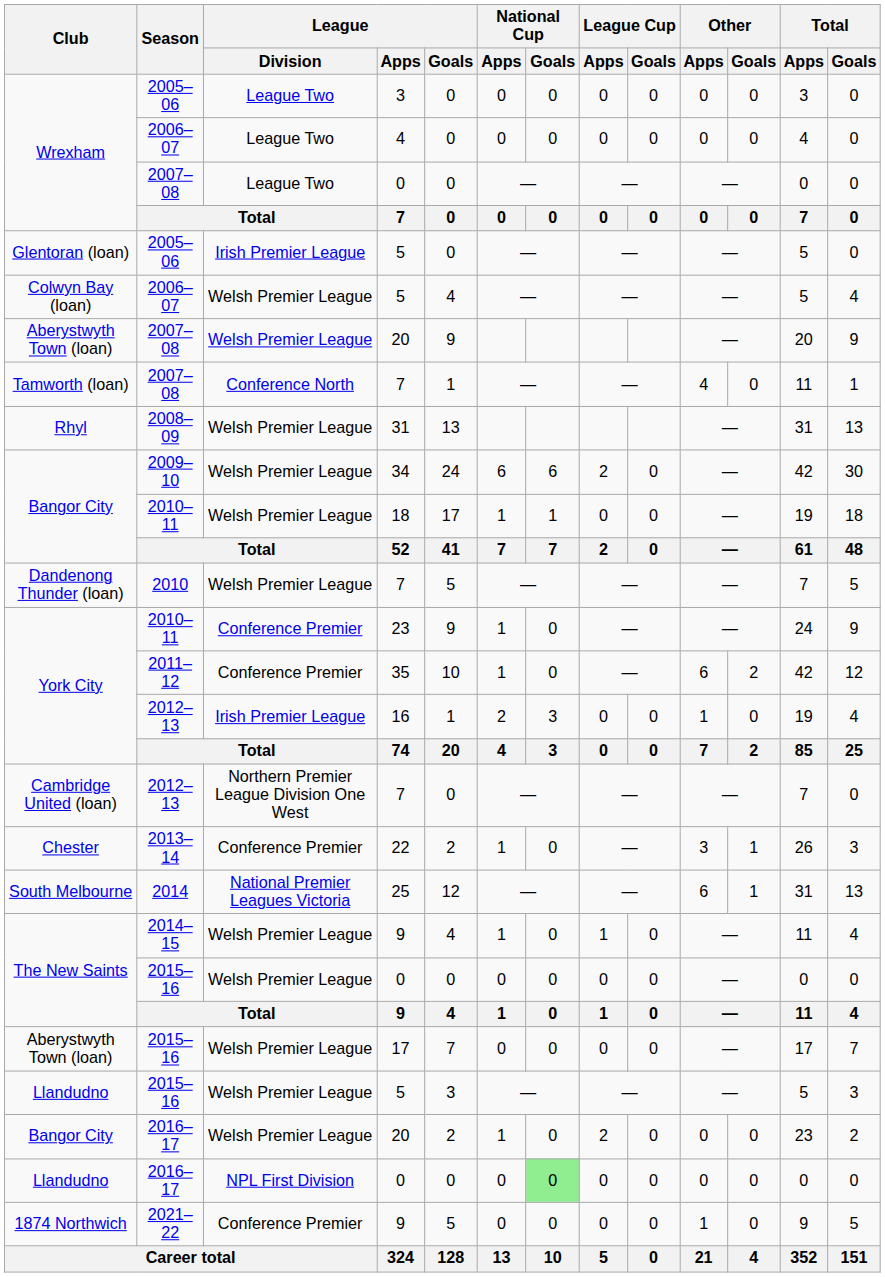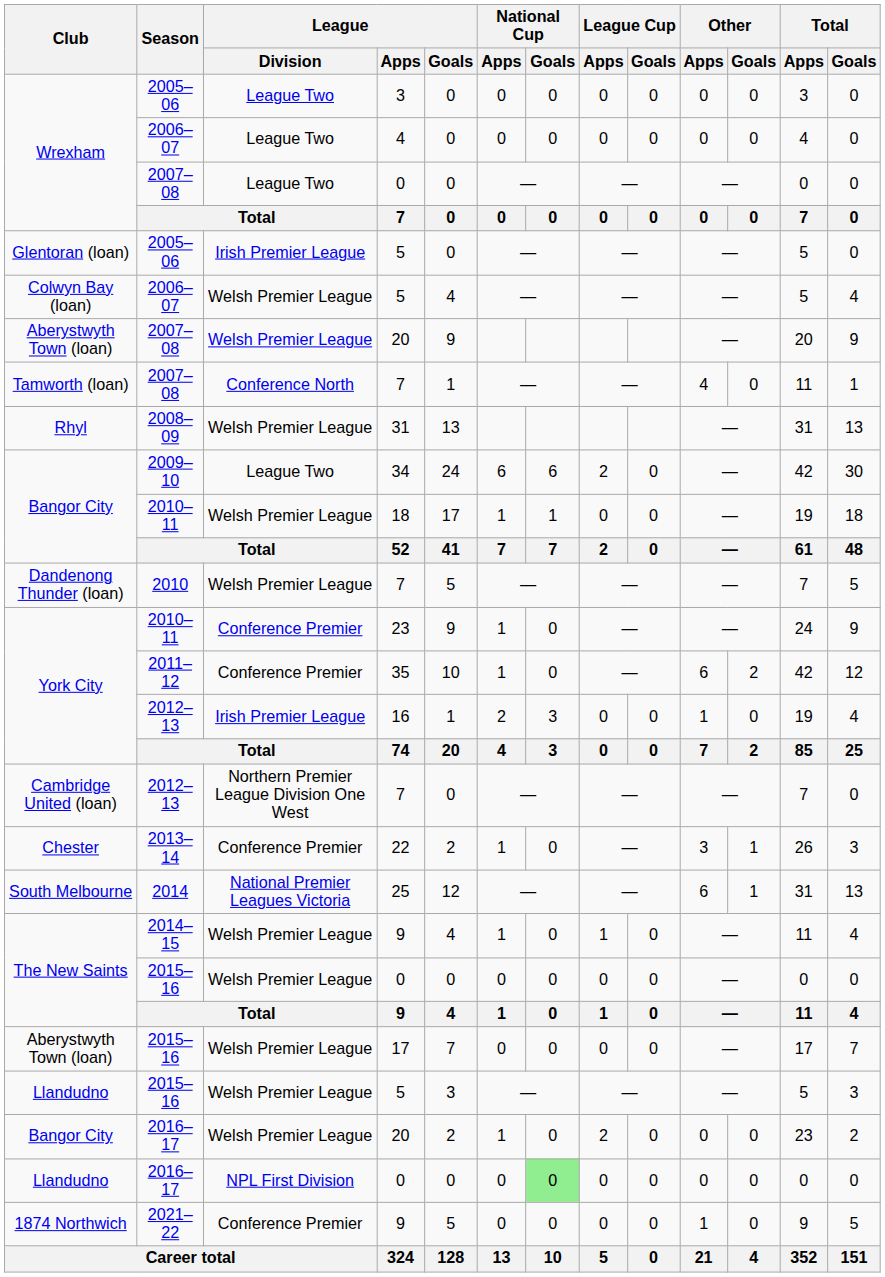(290, 471) Welsh Premier League -> (290, 471) League Two
